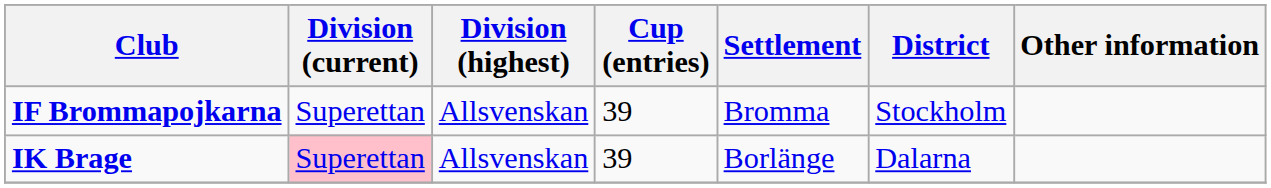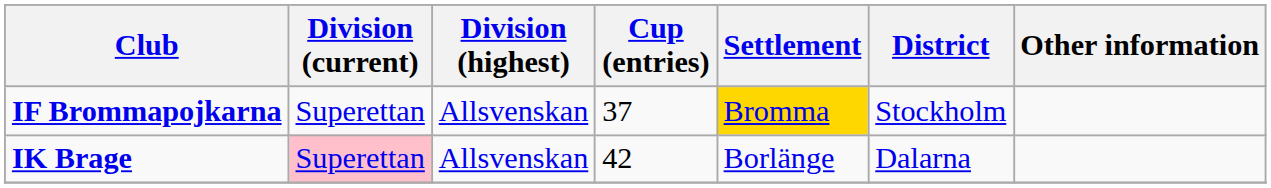(617, 110) 39 -> (617, 110) 37
(777, 110) no background -> (777, 110) gold background
(617, 158) 39 -> (617, 158) 42
